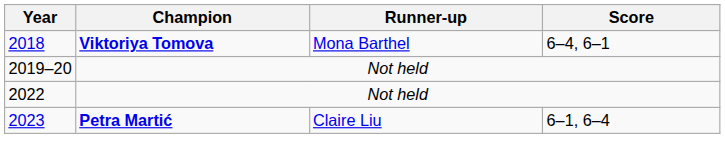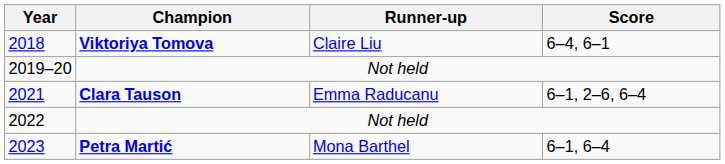(361, 44) Mona Barthel -> (347, 44) Claire Liu
+ row: (26, 95)
(347, 121) Claire Liu -> (361, 146) Mona Barthel
